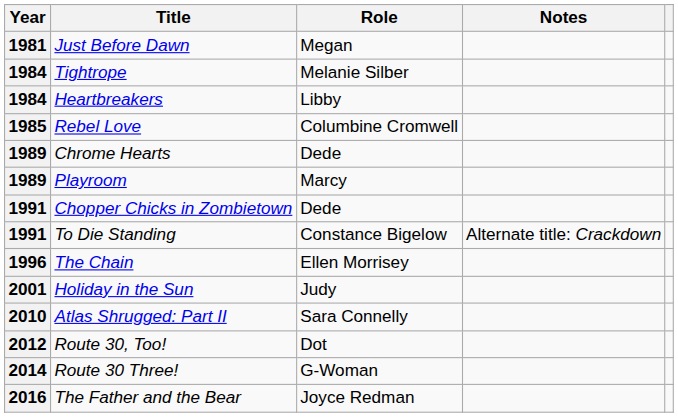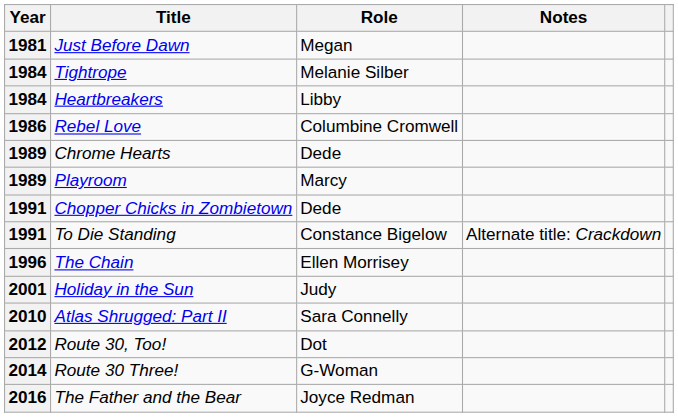(28, 126) 1985 -> (28, 126) 1986
